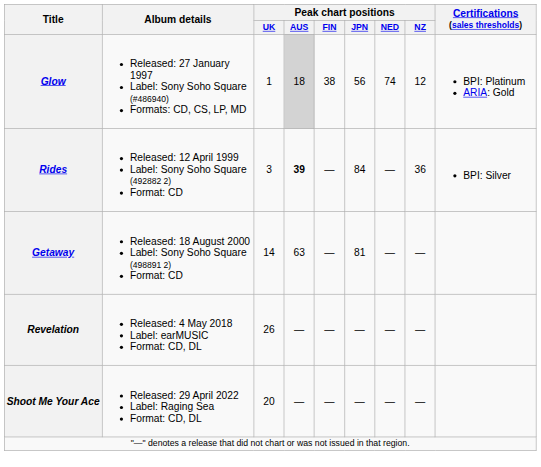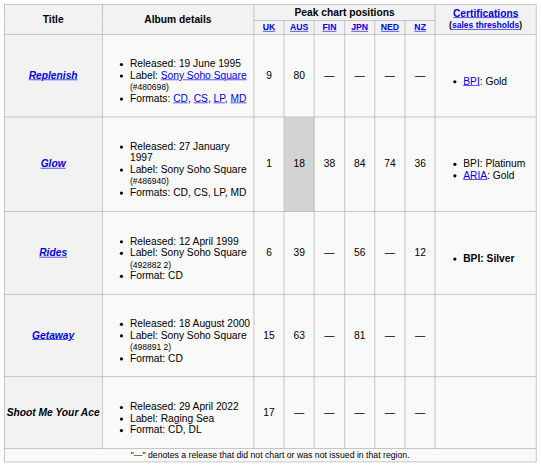+ row: (53, 75)
(360, 81) 56 -> (360, 164) 84
(420, 81) 12 -> (420, 164) 36
(269, 170) 3 -> (269, 252) 6
(299, 170) bold -> (299, 252) normal
(360, 170) 84 -> (360, 252) 56
(420, 170) 36 -> (420, 252) 12
(486, 176) normal -> (486, 259) bold
(269, 252) 14 -> (269, 335) 15
- row: (53, 330)
(269, 401) 20 -> (269, 412) 17
